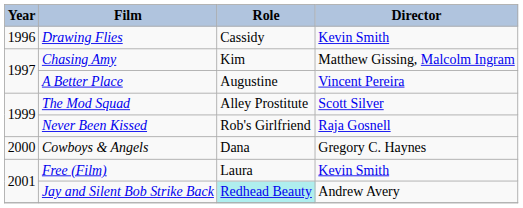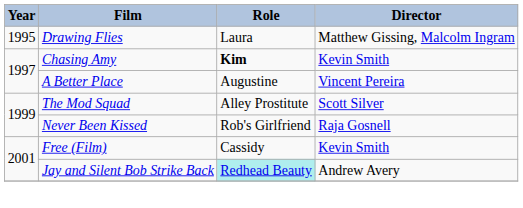(22, 37) 1996 -> (22, 37) 1995
(242, 37) Cassidy -> (237, 37) Laura
(354, 37) Kevin Smith -> (417, 37) Matthew Gissing, Malcolm Ingram
(233, 59) normal -> (233, 59) bold
(417, 59) Matthew Gissing, Malcolm Ingram -> (354, 59) Kevin Smith
- row: (95, 147)
(237, 170) Laura -> (242, 147) Cassidy
